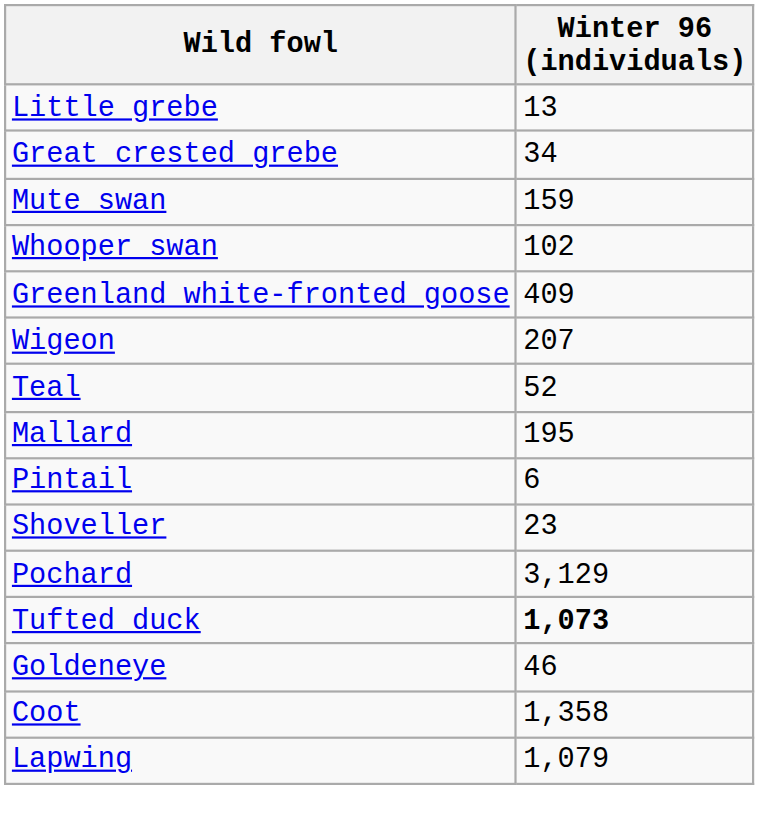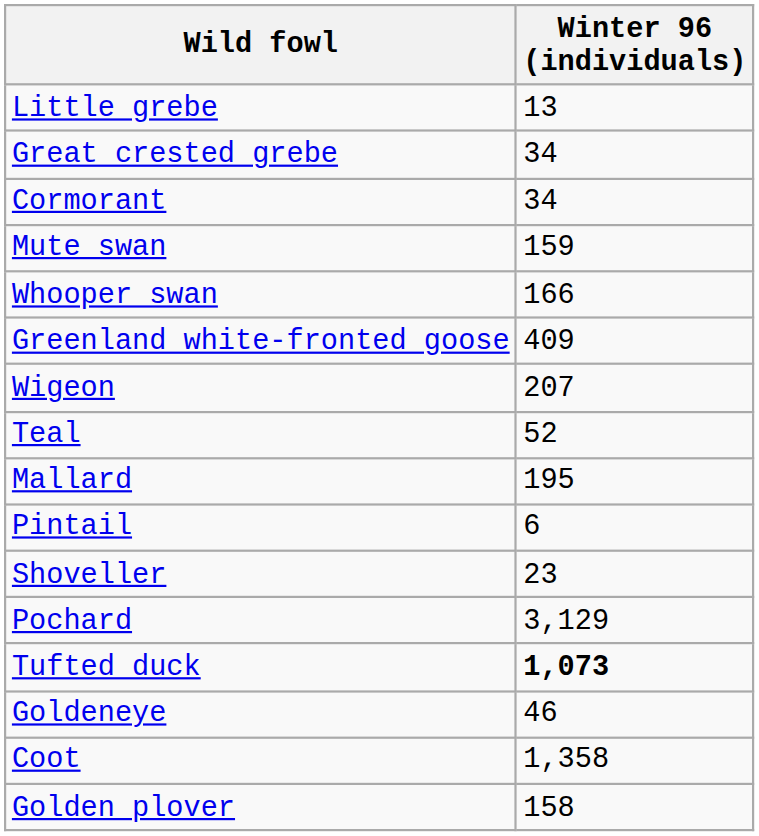+ row: (89, 201)
(549, 248) 102 -> (549, 294) 166
+ row: (123, 807)
- row: (72, 761)
